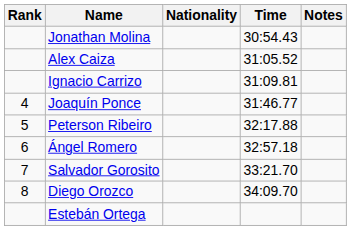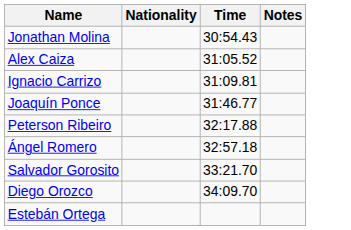- column: (25, 15)
